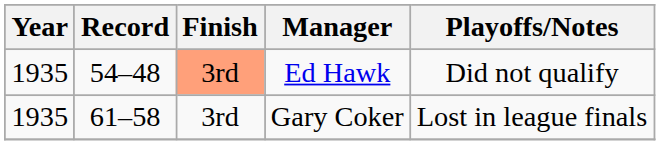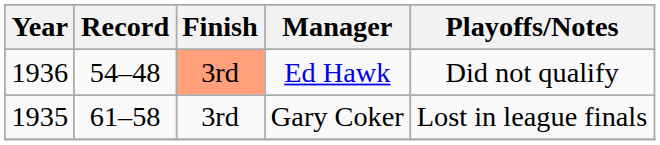(40, 71) 1935 -> (40, 71) 1936
